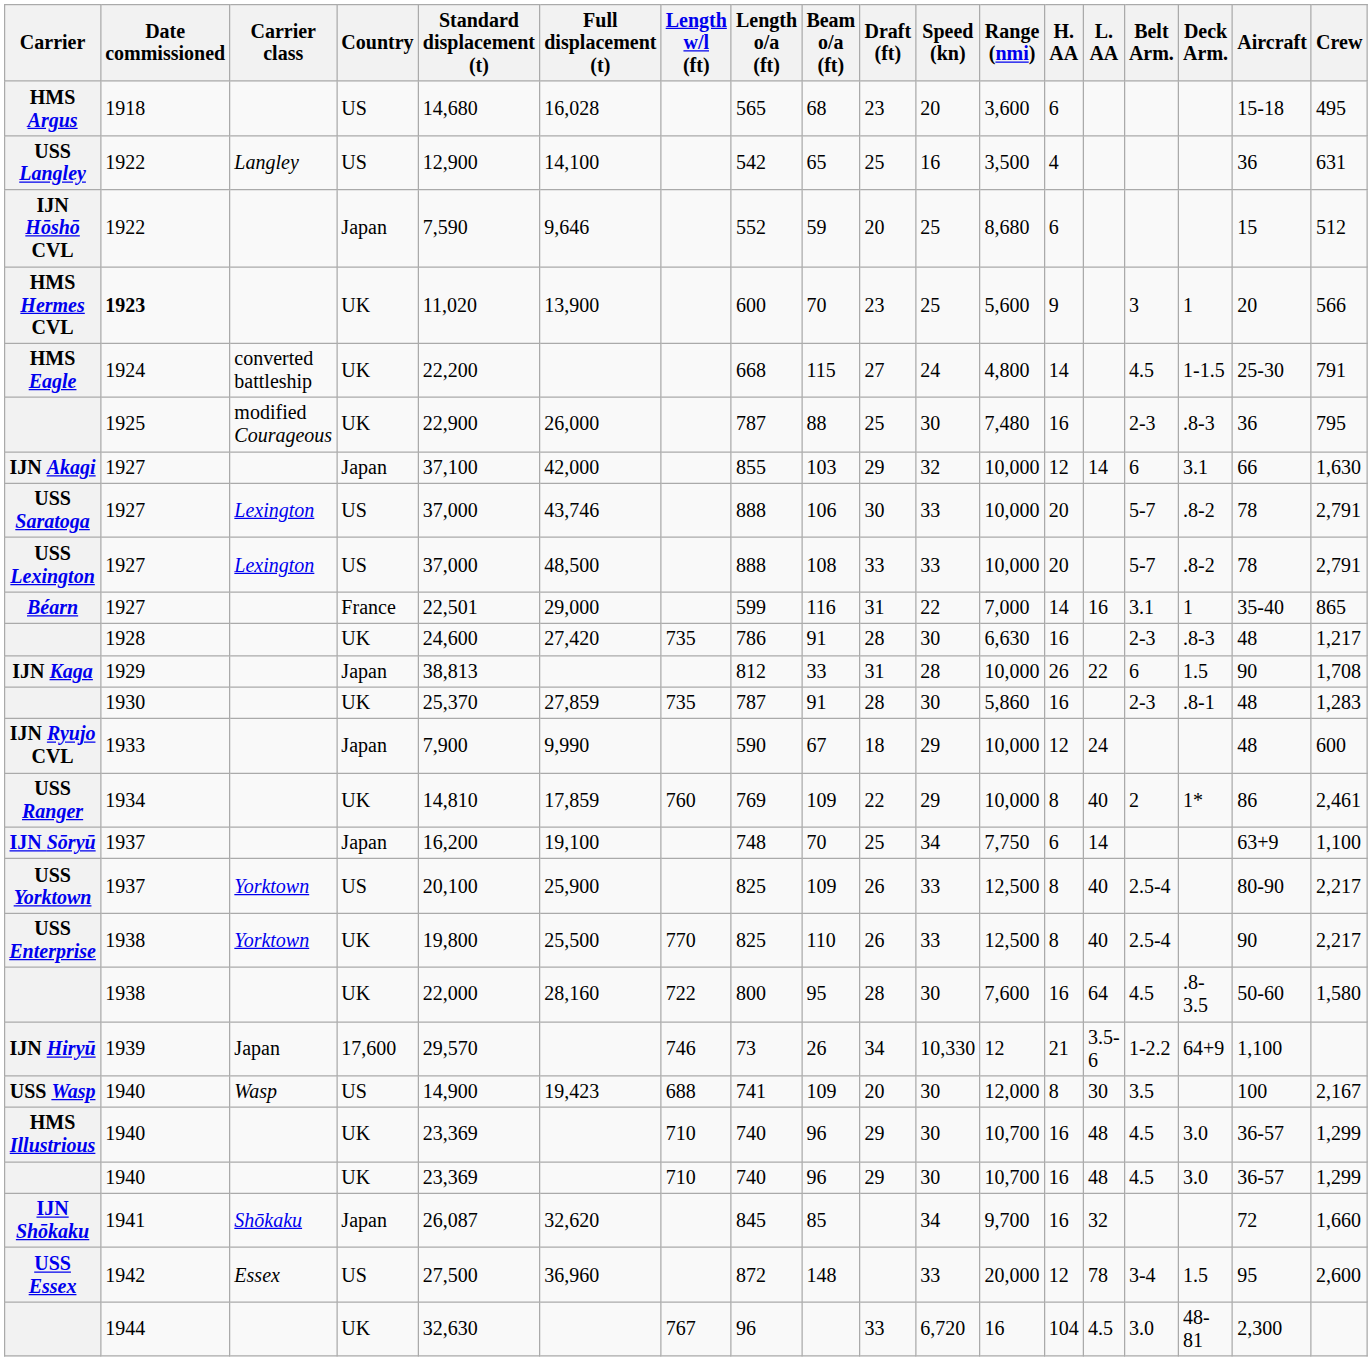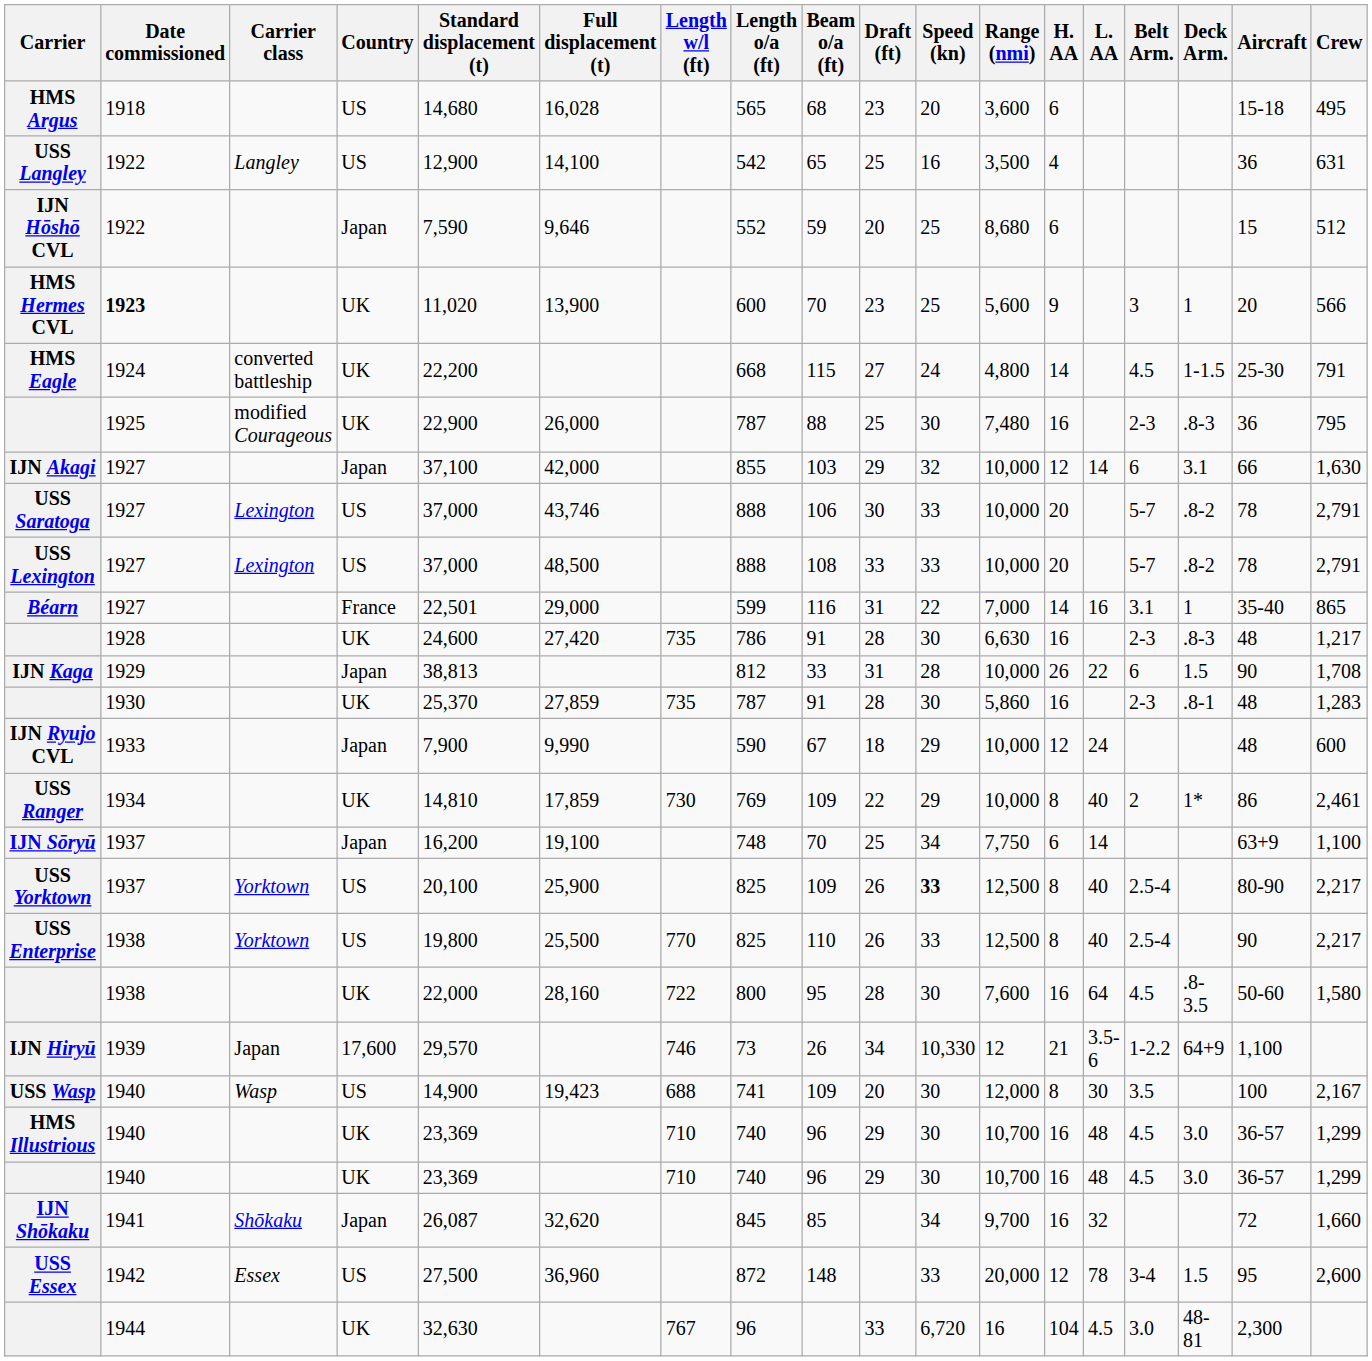(681, 799) 760 -> (681, 799) 730
(930, 885) normal -> (930, 885) bold
(356, 940) UK -> (354, 940) US
